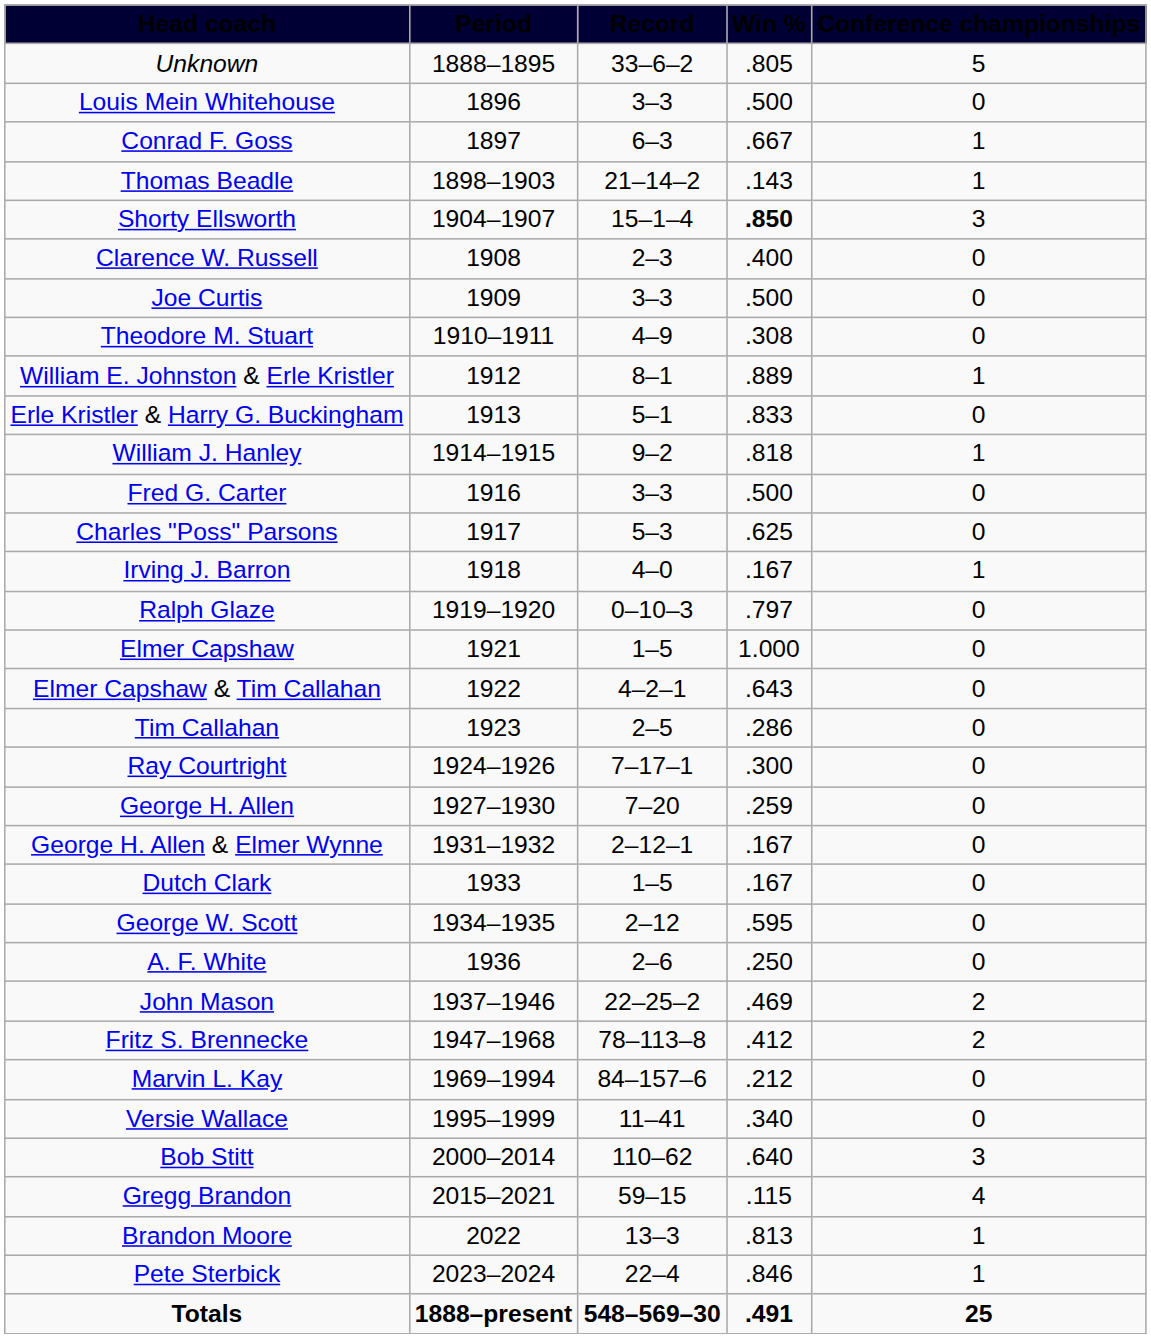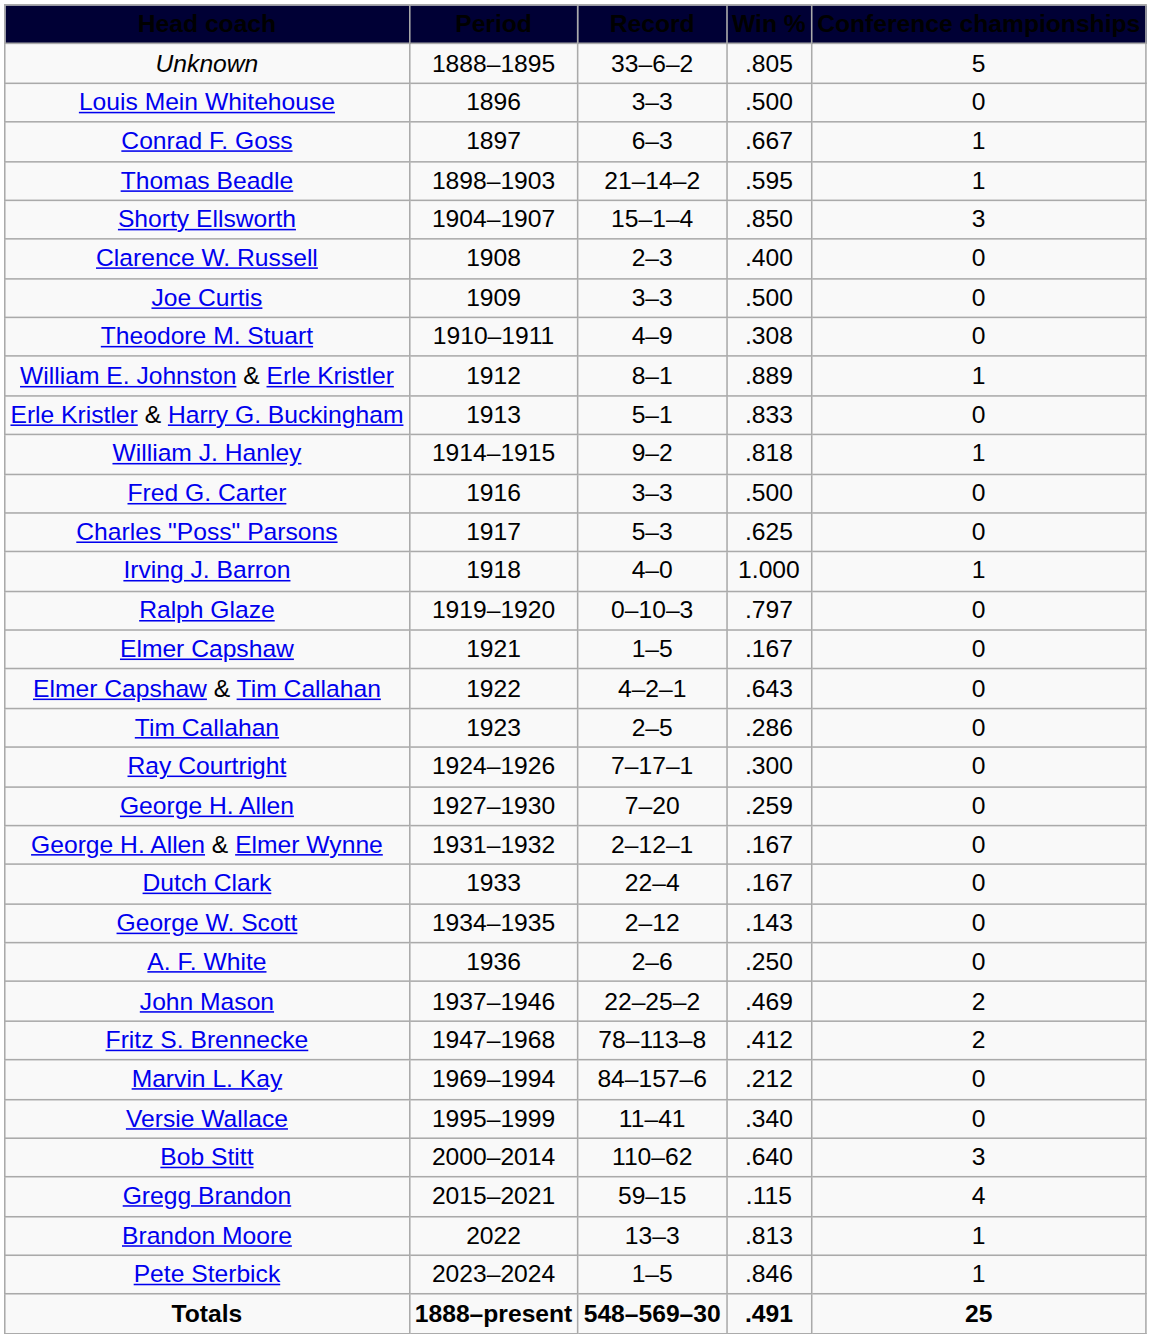(769, 180) .143 -> (769, 180) .595
(769, 219) bold -> (769, 219) normal
(769, 571) .167 -> (769, 571) 1.000
(769, 649) 1.000 -> (769, 649) .167
(652, 883) 1–5 -> (652, 883) 22–4
(769, 922) .595 -> (769, 922) .143
(652, 1274) 22–4 -> (652, 1274) 1–5
